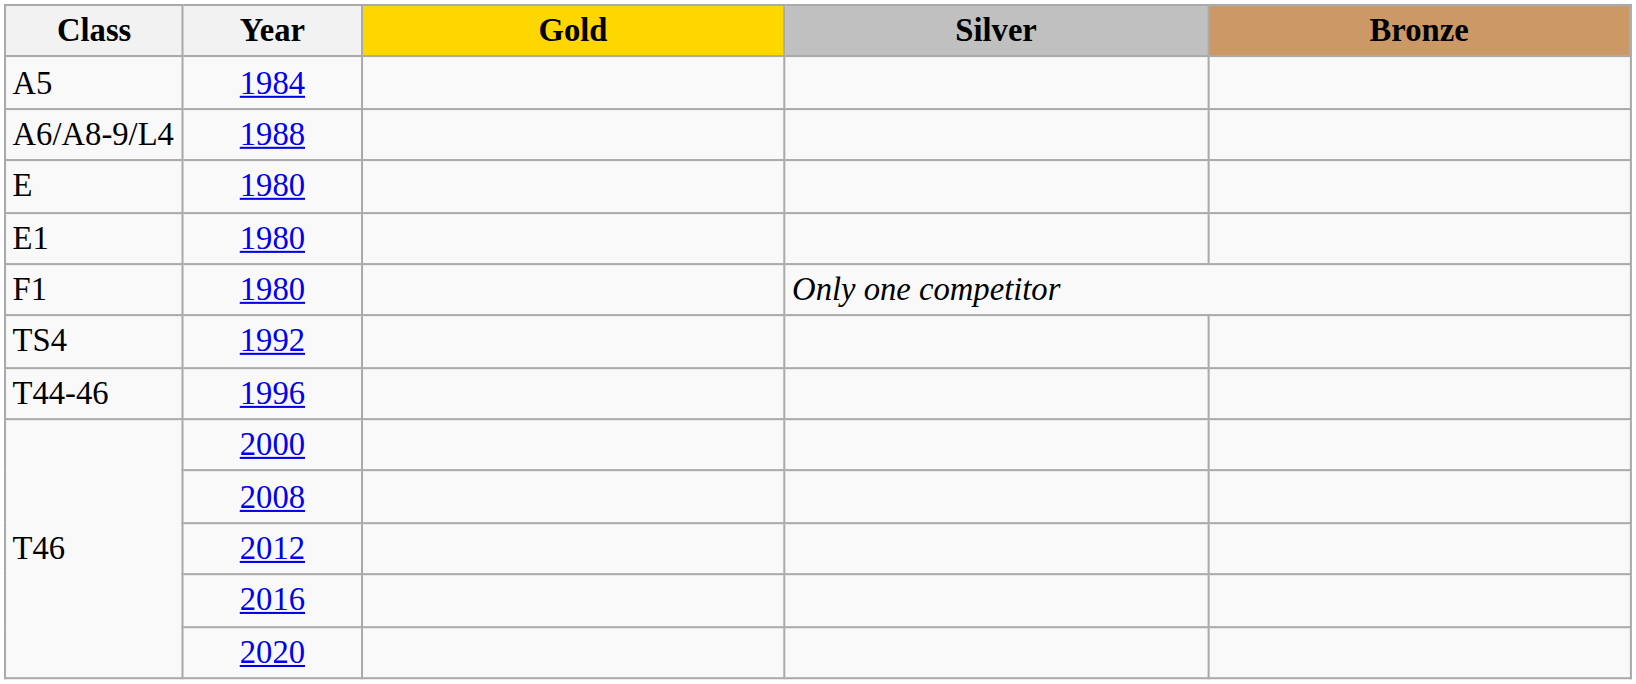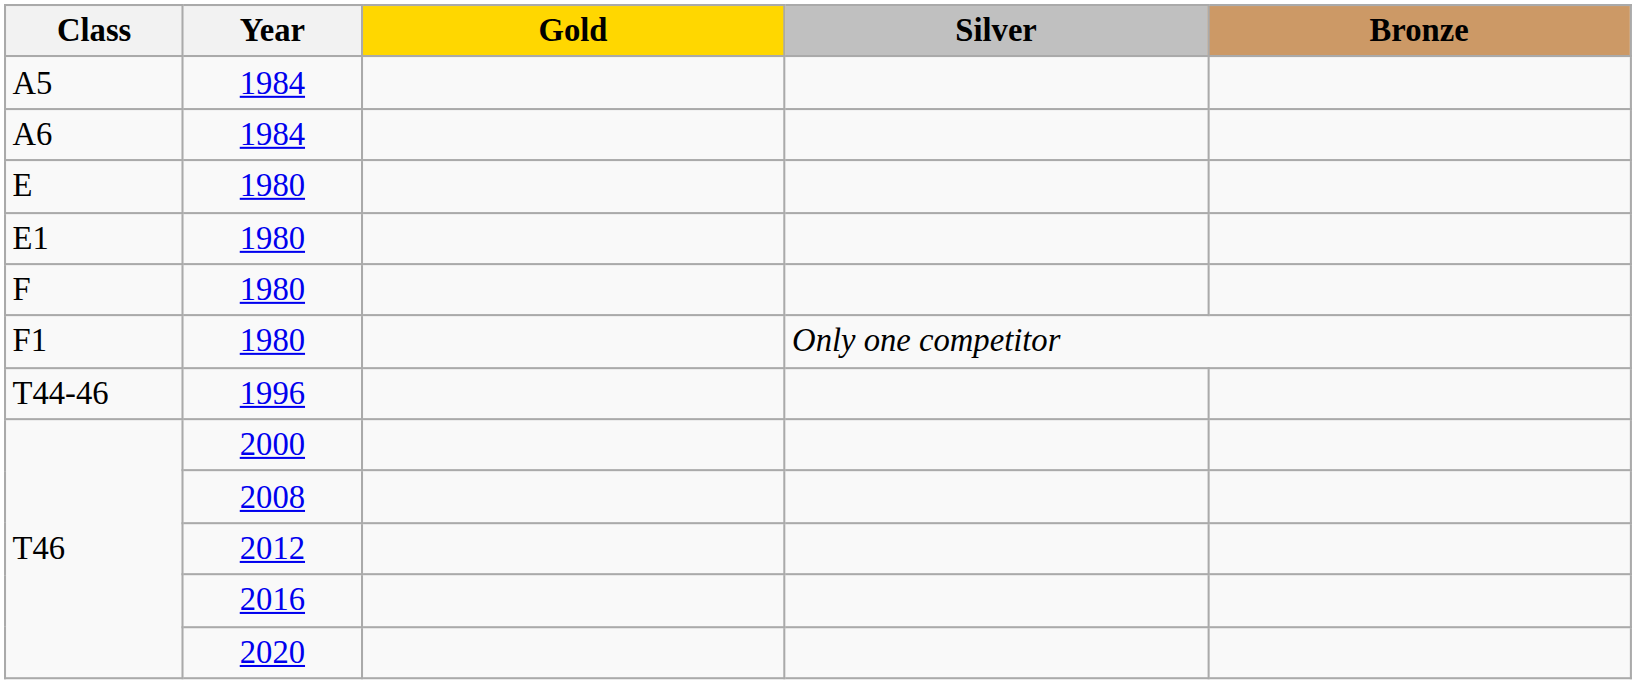+ row: (32, 133)
- row: (93, 133)
+ row: (22, 289)
- row: (40, 340)
